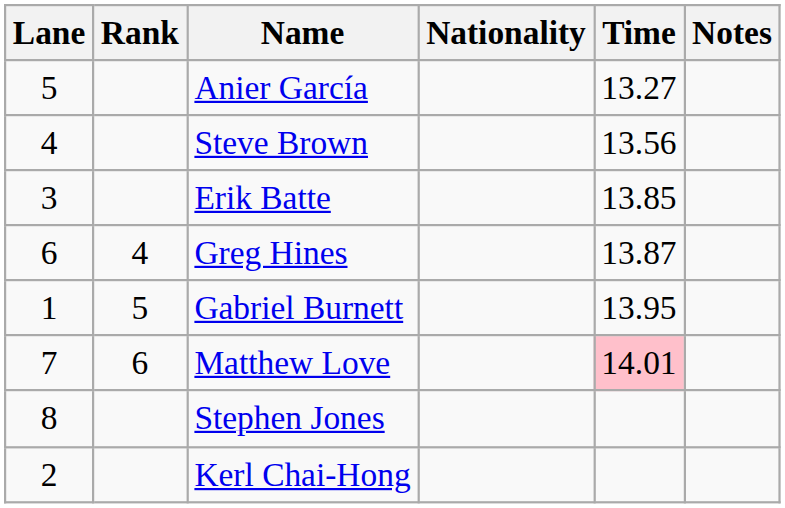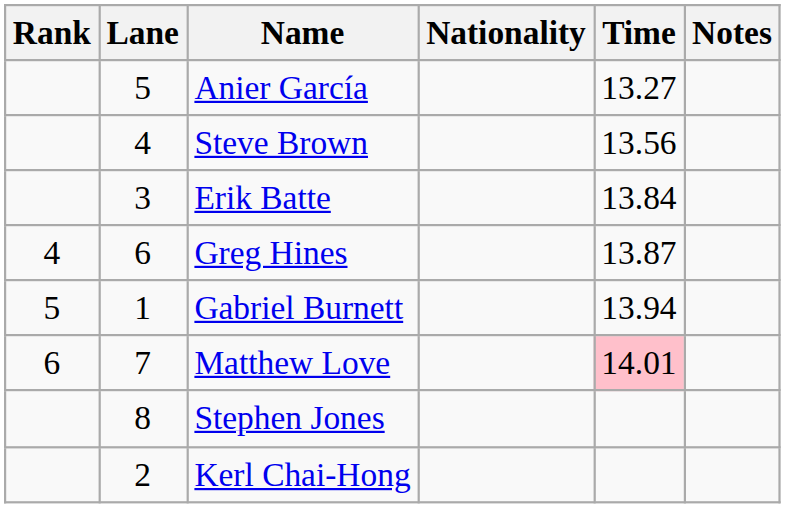columns swapped: (140, 32) <-> (49, 32)
(639, 197) 13.85 -> (639, 197) 13.84
(639, 307) 13.95 -> (639, 307) 13.94
